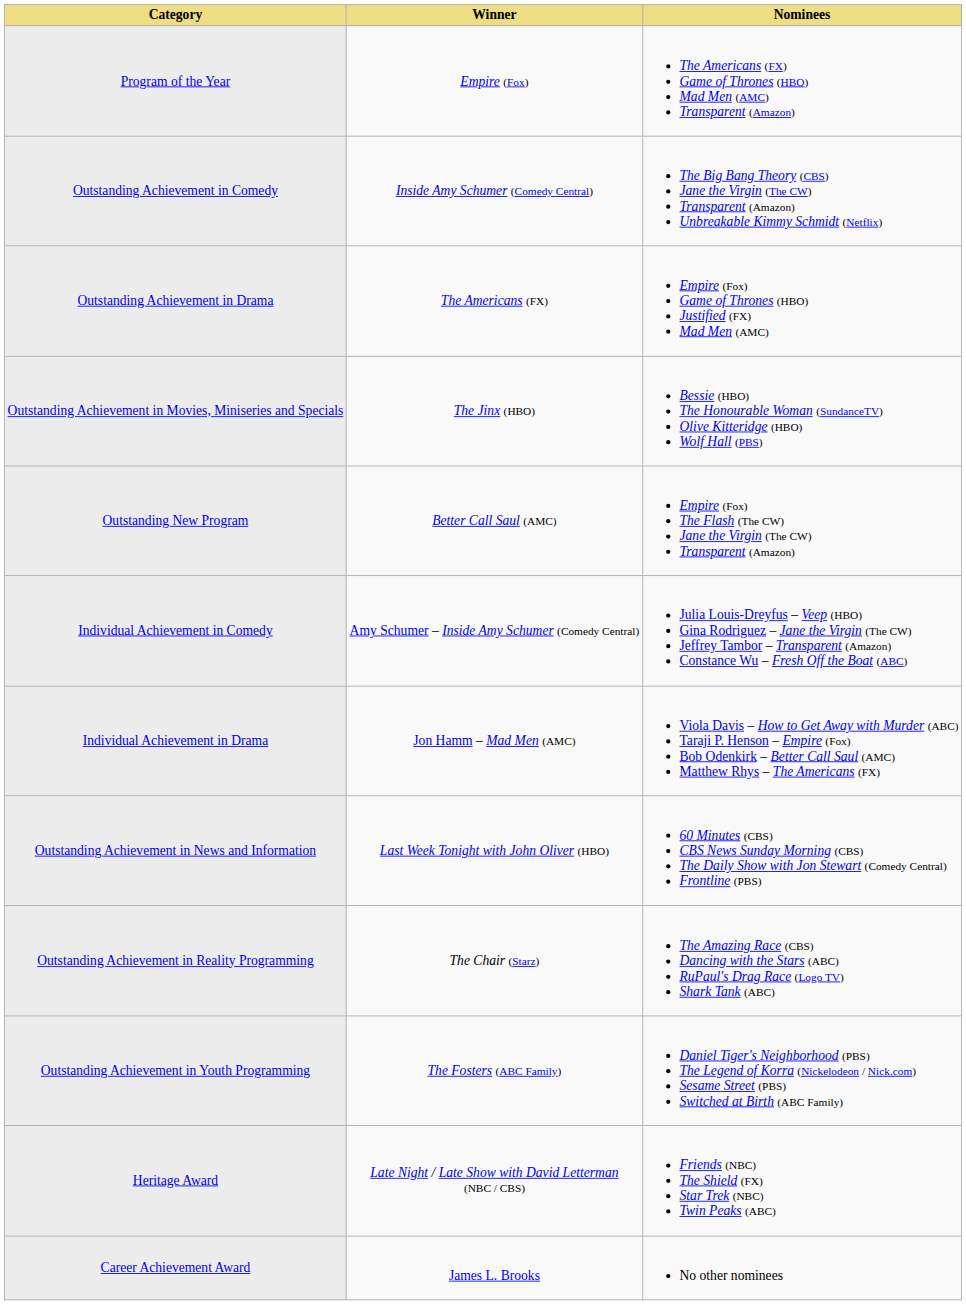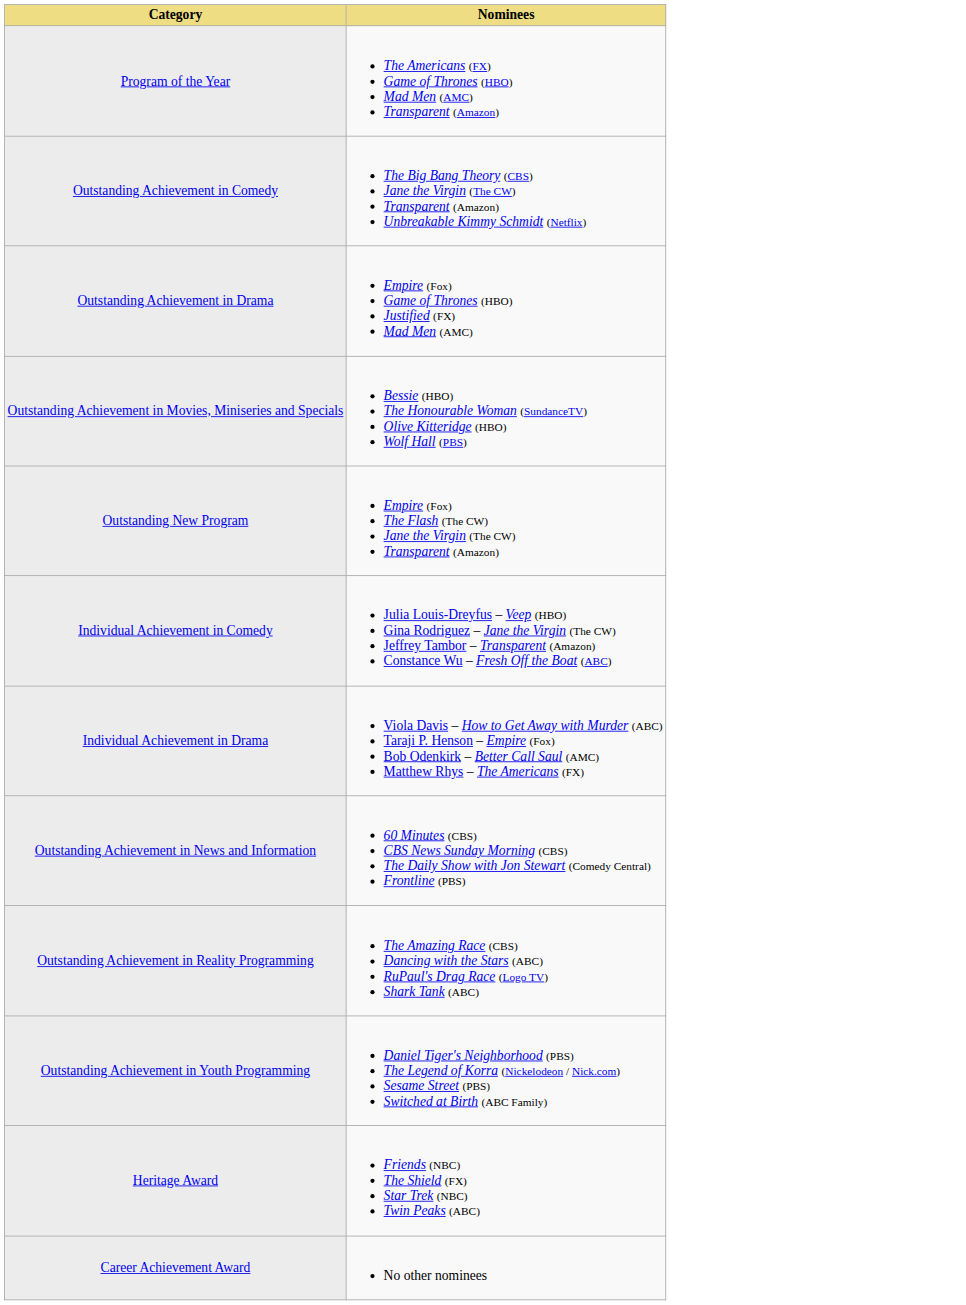- column: (494, 15)
